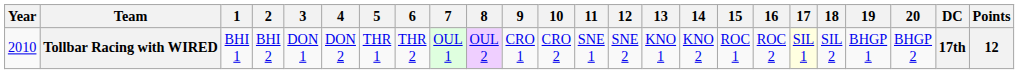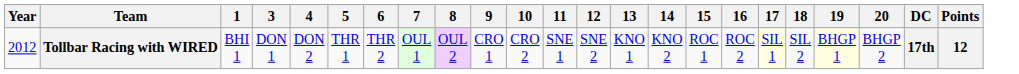- column: (268, 15)
(22, 47) 2010 -> (22, 47) 2012
(868, 47) no background -> (837, 47) lightyellow background
